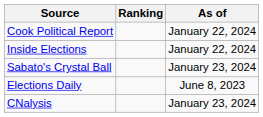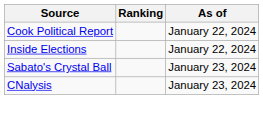- row: (44, 85)
